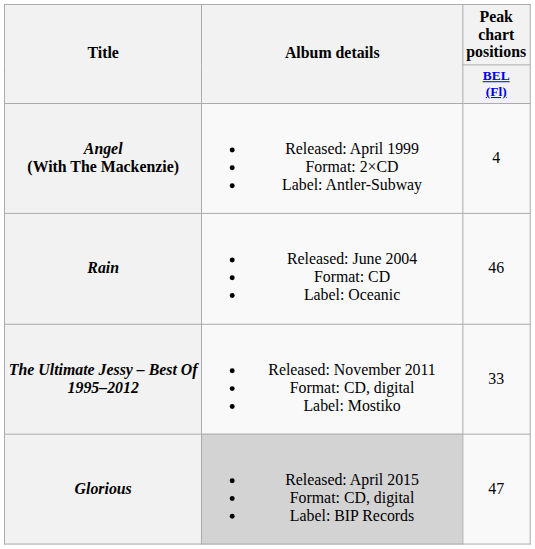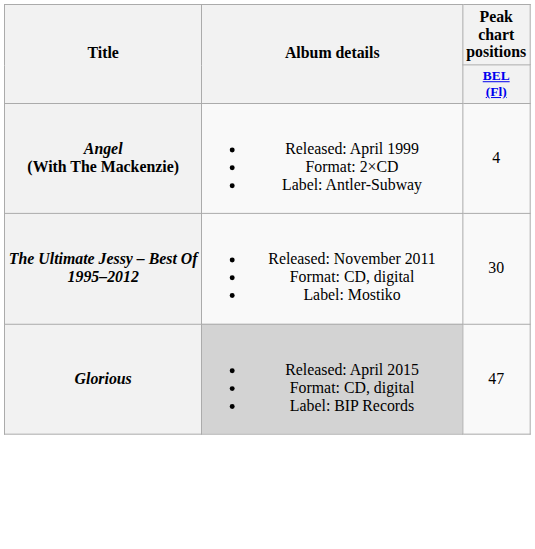- row: (103, 268)
(496, 378) 33 -> (496, 268) 30
